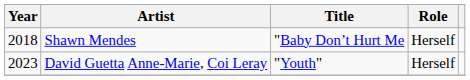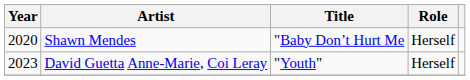(23, 39) 2018 -> (23, 39) 2020
